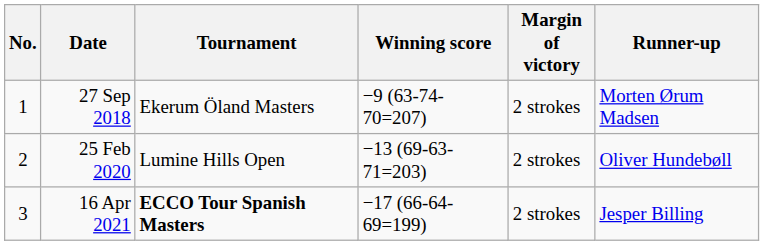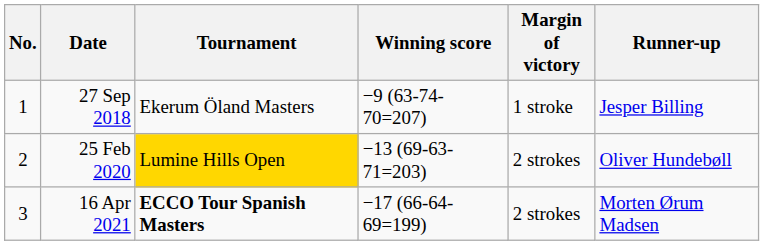(547, 107) 2 strokes -> (543, 107) 1 stroke
(651, 107) Morten Ørum Madsen -> (651, 107) Jesper Billing
(212, 160) no background -> (212, 160) gold background
(651, 213) Jesper Billing -> (651, 213) Morten Ørum Madsen
